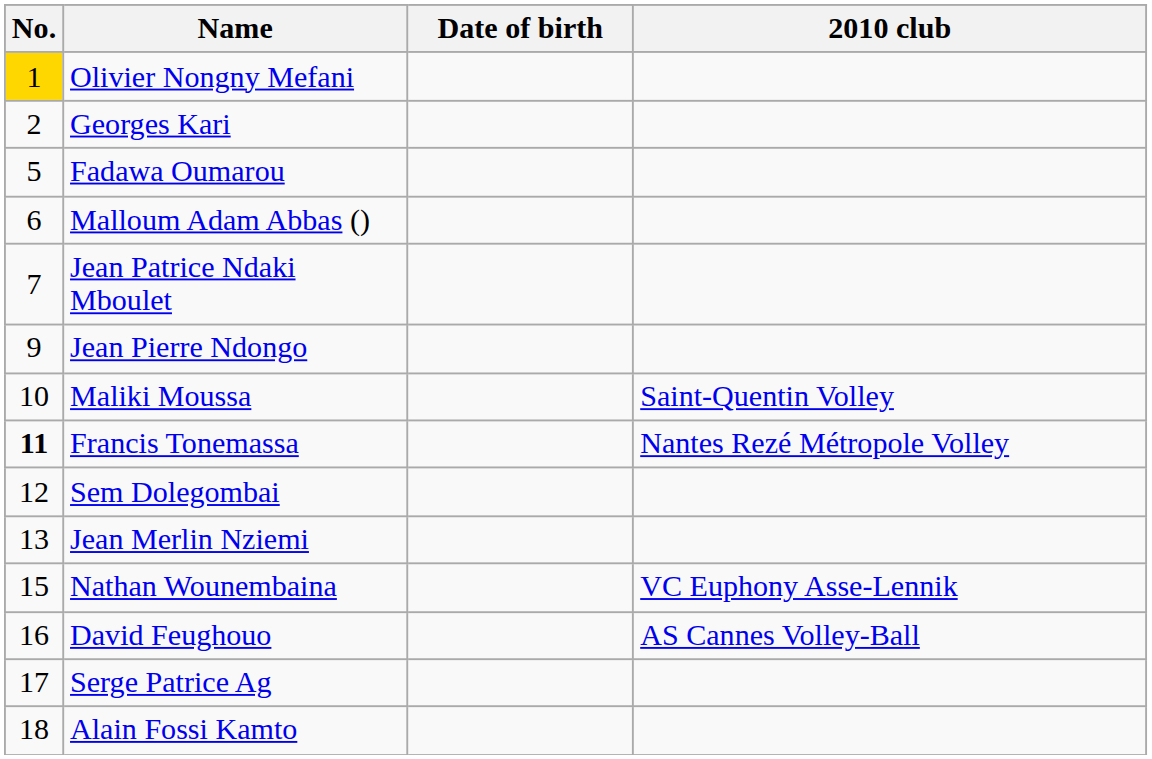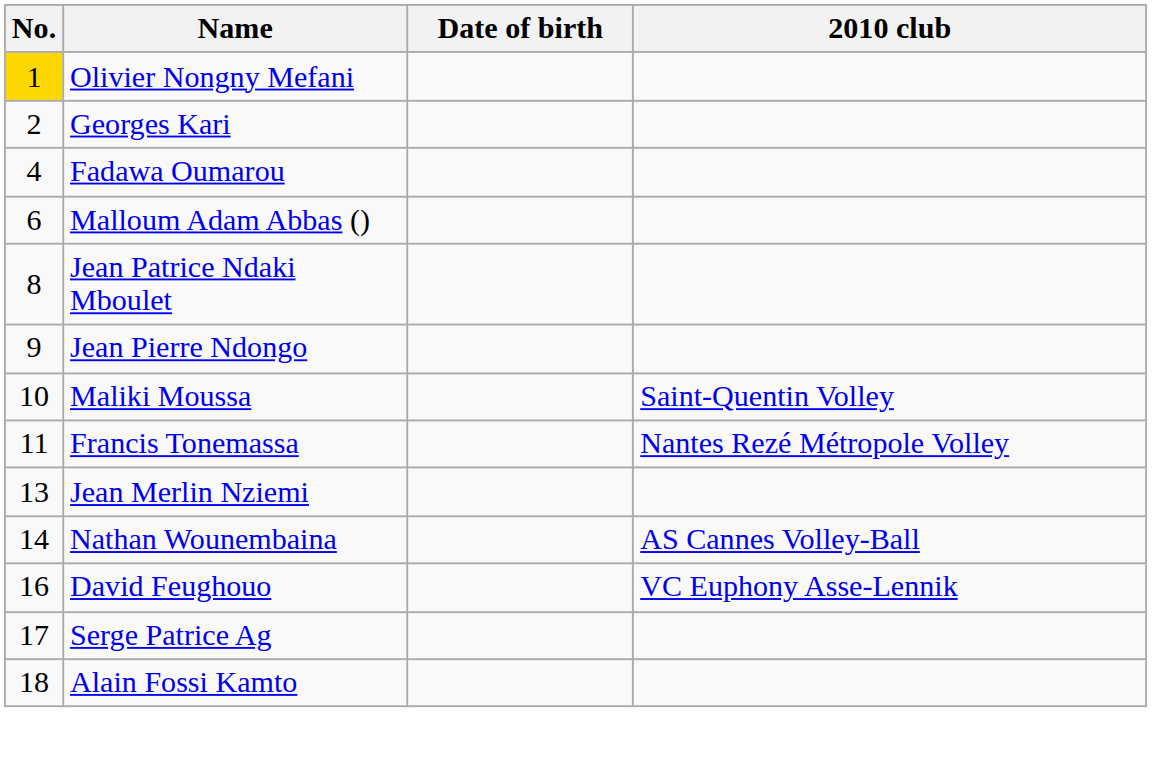(34, 171) 5 -> (34, 171) 4
(34, 283) 7 -> (34, 283) 8
(34, 443) bold -> (34, 443) normal
- row: (175, 491)
(34, 586) 15 -> (34, 539) 14
(799, 586) VC Euphony Asse-Lennik -> (780, 539) AS Cannes Volley-Ball
(780, 634) AS Cannes Volley-Ball -> (799, 586) VC Euphony Asse-Lennik
